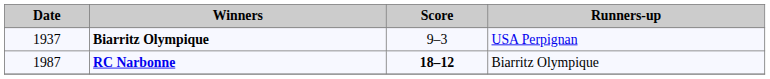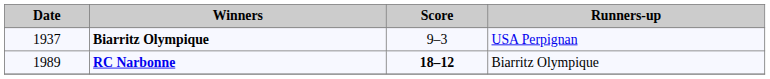(47, 62) 1987 -> (47, 62) 1989
